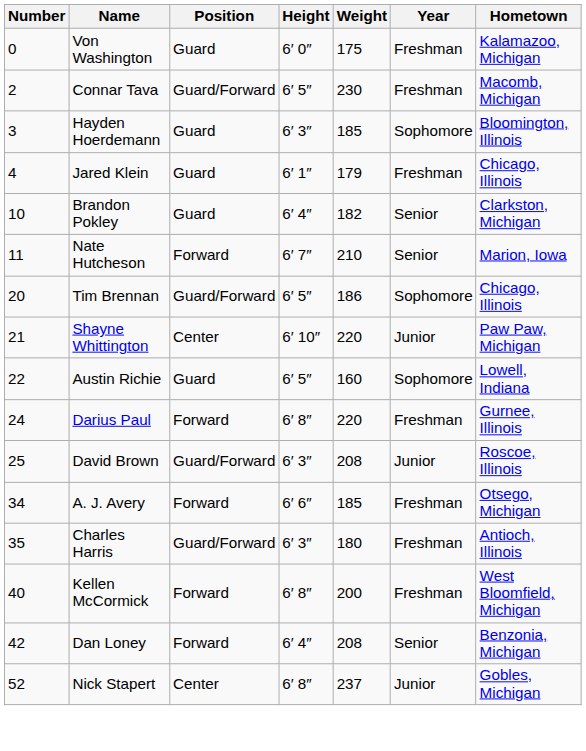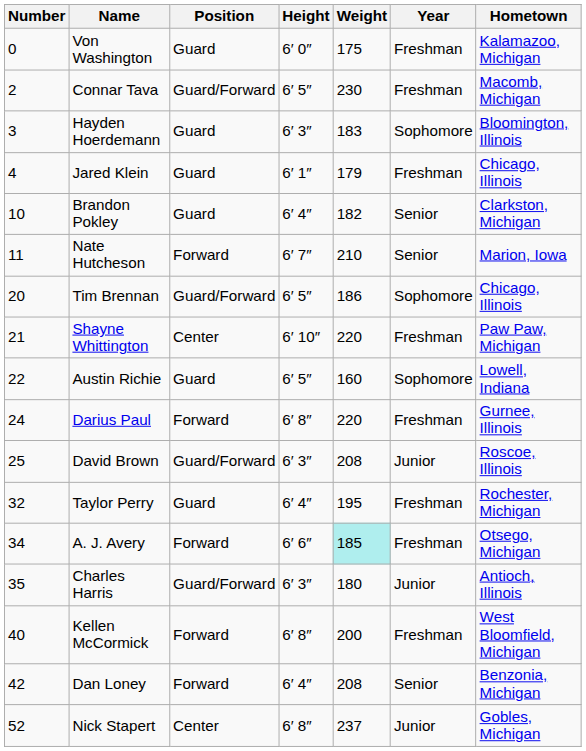(349, 131) 185 -> (349, 131) 183
(415, 337) Junior -> (428, 337) Freshman
+ row: (113, 502)
(349, 502) no background -> (349, 543) paleturquoise background
(428, 543) Freshman -> (415, 584) Junior
